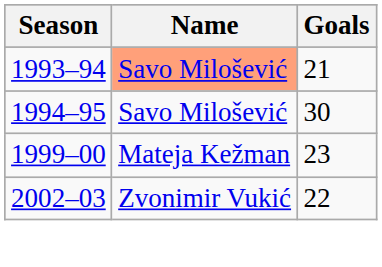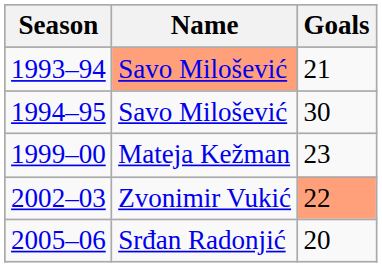(317, 197) no background -> (317, 197) lightsalmon background
+ row: (58, 240)
